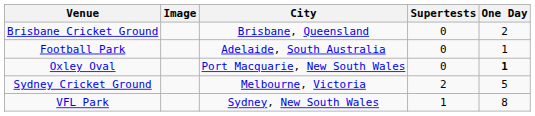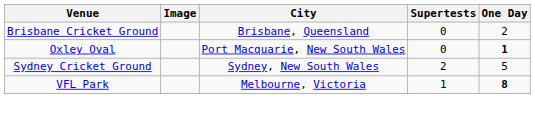- row: (83, 49)
(303, 85) Melbourne, Victoria -> (303, 67) Sydney, New South Wales
(303, 102) Sydney, New South Wales -> (303, 85) Melbourne, Victoria
(504, 102) normal -> (504, 85) bold
